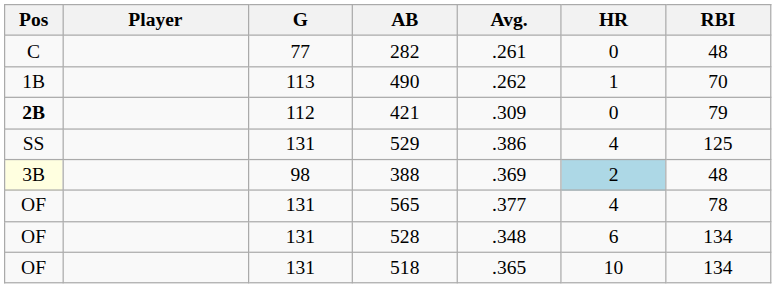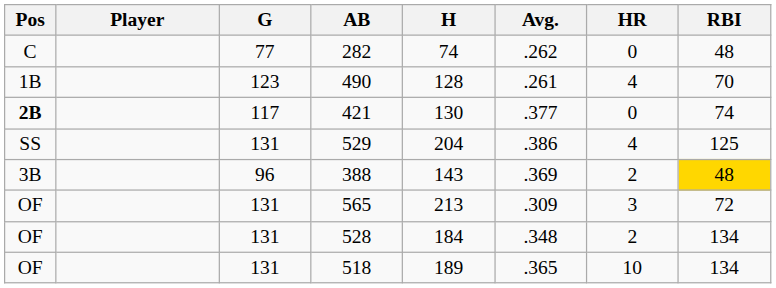+ column: (449, 19)
(509, 50) .261 -> (540, 50) .262
(300, 81) 113 -> (265, 81) 123
(509, 81) .262 -> (540, 81) .261
(614, 81) 1 -> (632, 81) 4
(300, 112) 112 -> (265, 112) 117
(509, 112) .309 -> (540, 112) .377
(718, 112) 79 -> (724, 112) 74
(34, 174) lightyellow background -> (30, 174) no background
(300, 174) 98 -> (265, 174) 96
(614, 174) lightblue background -> (632, 174) no background
(718, 174) no background -> (724, 174) gold background
(509, 205) .377 -> (540, 205) .309
(614, 205) 4 -> (632, 205) 3
(718, 205) 78 -> (724, 205) 72
(614, 236) 6 -> (632, 236) 2
